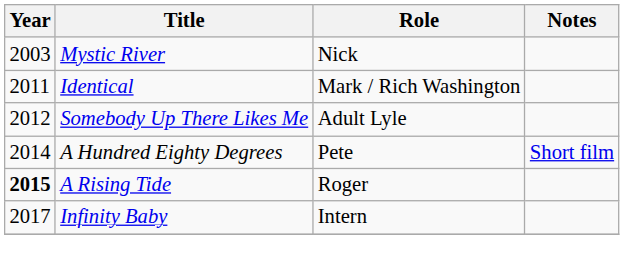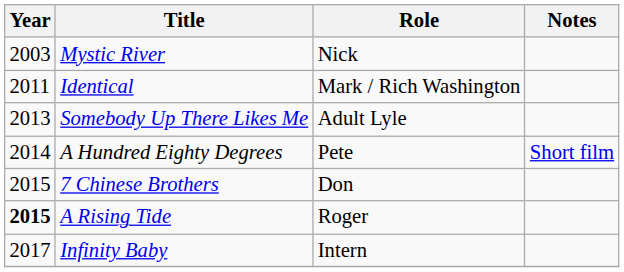(30, 119) 2012 -> (30, 119) 2013
+ row: (140, 184)
